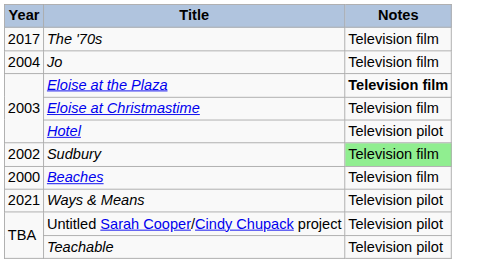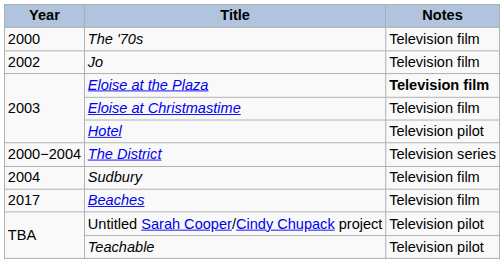(24, 39) 2017 -> (24, 39) 2000
(24, 62) 2004 -> (24, 62) 2002
+ row: (125, 154)
(24, 154) 2002 -> (24, 177) 2004
(394, 154) lightgreen background -> (434, 177) no background
(24, 177) 2000 -> (24, 200) 2017
- row: (96, 200)
